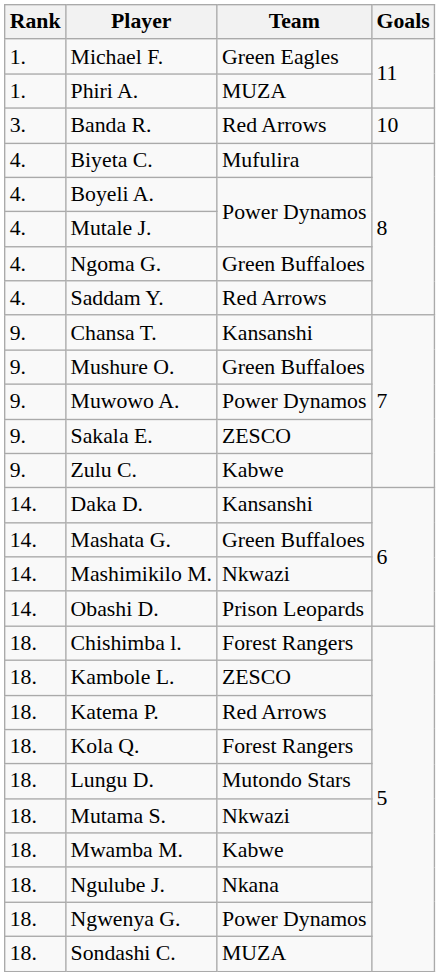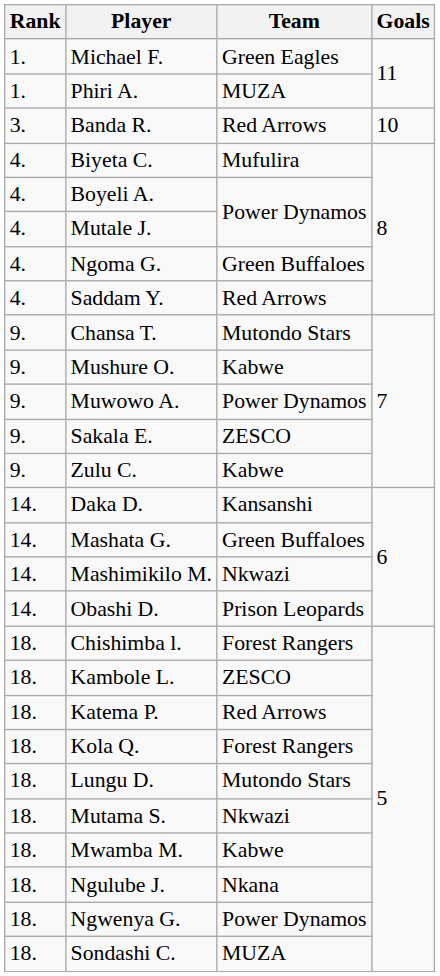(267, 332) Kansanshi -> (286, 332) Mutondo Stars
(293, 366) Green Buffaloes -> (253, 366) Kabwe
